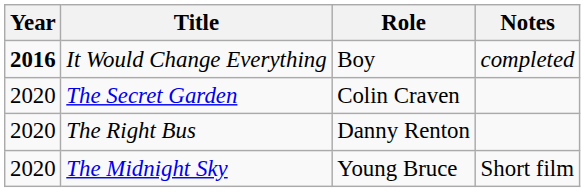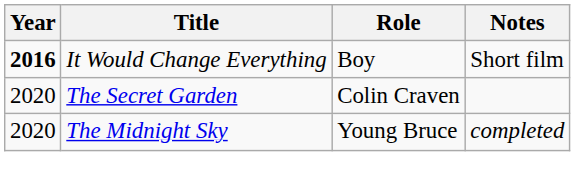(528, 58) completed -> (517, 58) Short film
- row: (131, 131)
(527, 167) Short film -> (517, 131) completed
